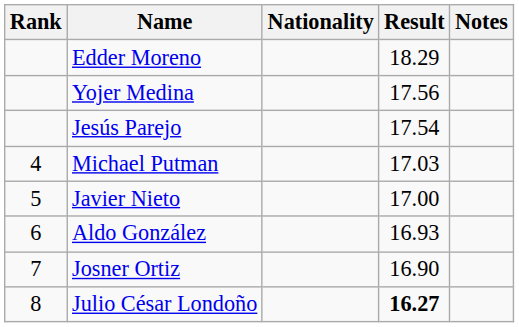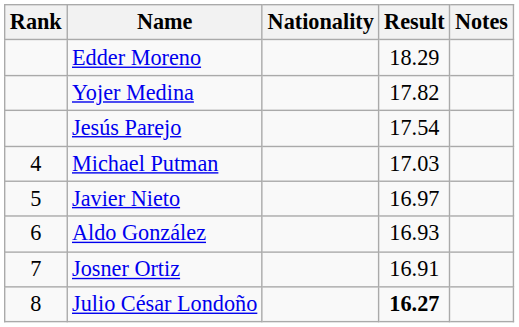(414, 92) 17.56 -> (414, 92) 17.82
(414, 198) 17.00 -> (414, 198) 16.97
(414, 269) 16.90 -> (414, 269) 16.91
